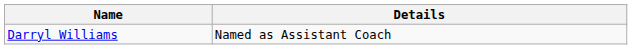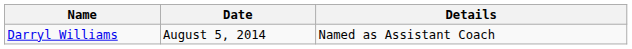+ column: (238, 14)
